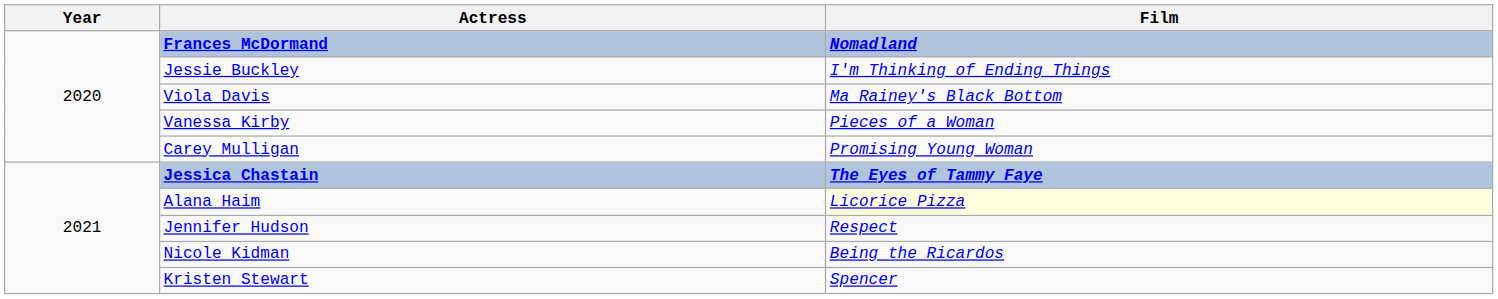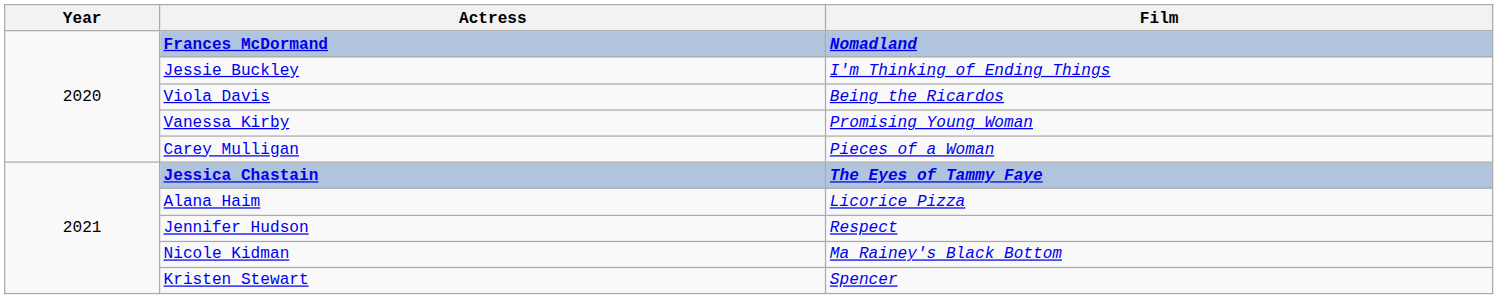(946, 97) Ma Rainey's Black Bottom -> (917, 97) Being the Ricardos
(912, 123) Pieces of a Woman -> (931, 123) Promising Young Woman
(931, 149) Promising Young Woman -> (912, 149) Pieces of a Woman
(898, 202) lightyellow background -> (898, 202) no background
(917, 254) Being the Ricardos -> (946, 254) Ma Rainey's Black Bottom
